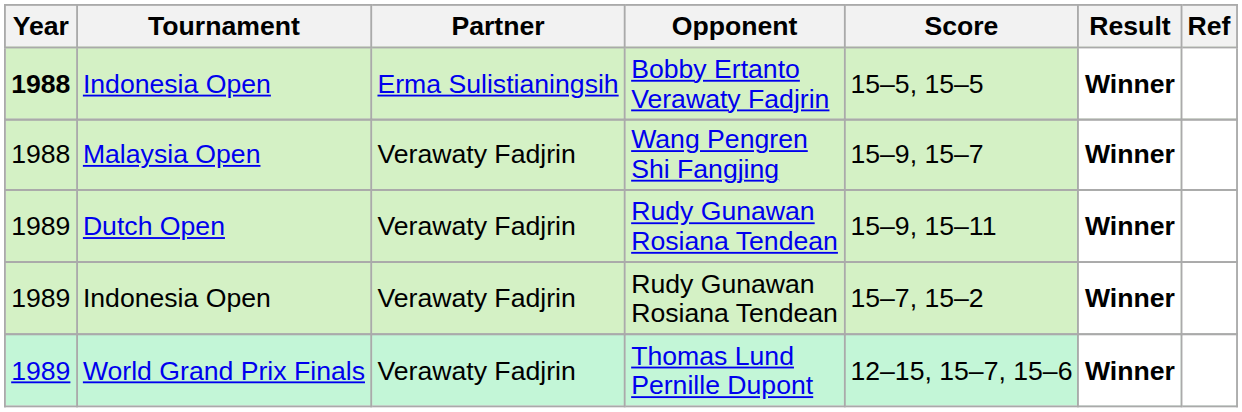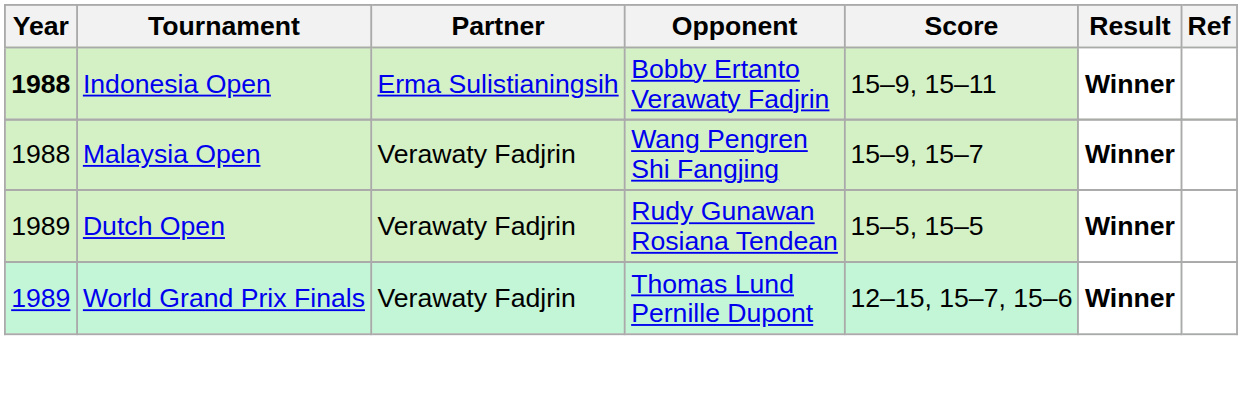(917, 83) 15–5, 15–5 -> (923, 83) 15–9, 15–11
(923, 227) 15–9, 15–11 -> (917, 227) 15–5, 15–5
- row: (177, 298)
